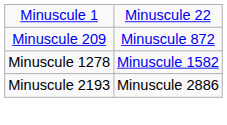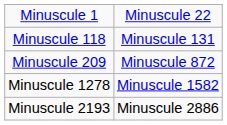+ row: (59, 39)
